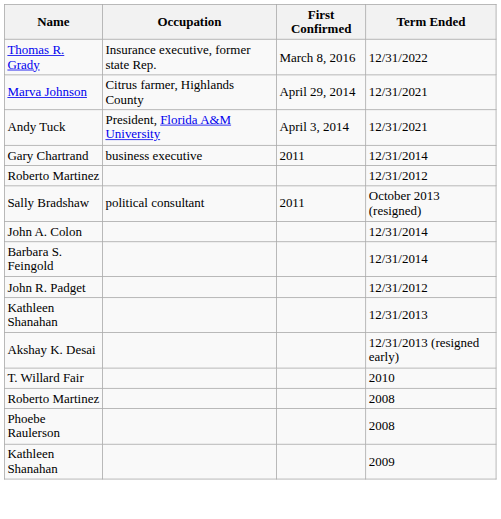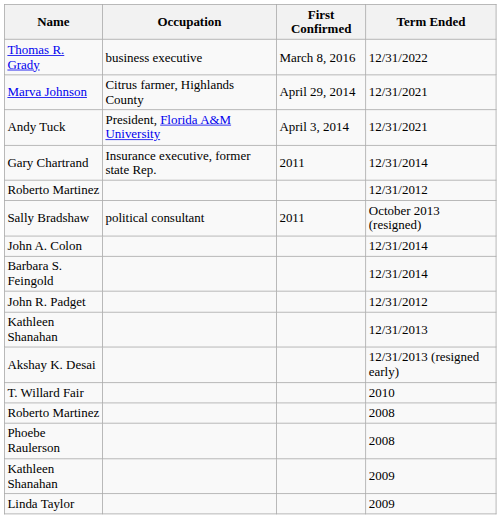(178, 57) Insurance executive, former state Rep. -> (154, 57) business executive
(154, 155) business executive -> (178, 162) Insurance executive, former state Rep.
+ row: (41, 504)
